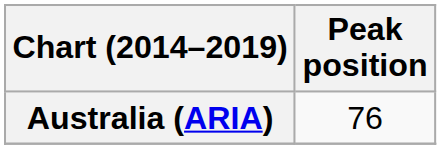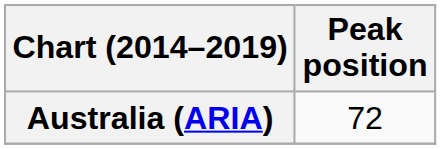(365, 117) 76 -> (365, 117) 72
